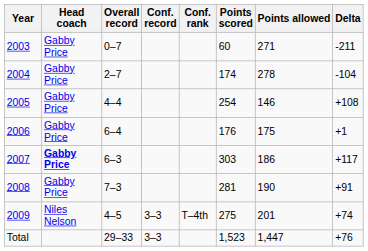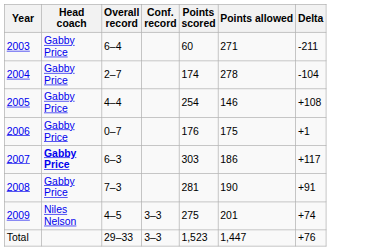- column: (198, 18)
(113, 46) 0–7 -> (113, 46) 6–4
(113, 131) 6–4 -> (113, 131) 0–7
